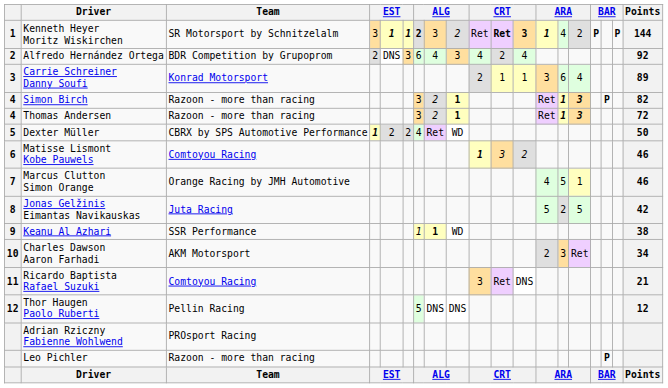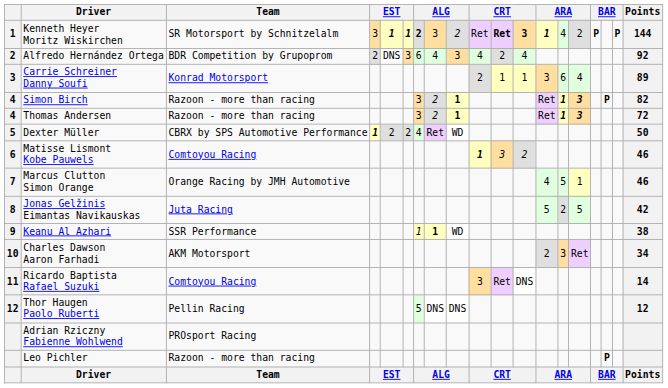(643, 281) 21 -> (643, 281) 14
